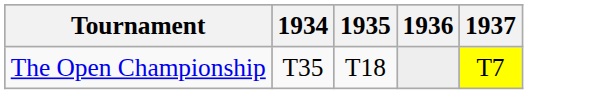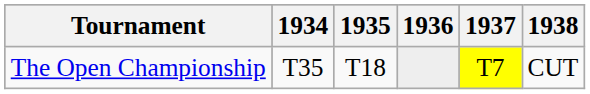+ column: (553, 25)
